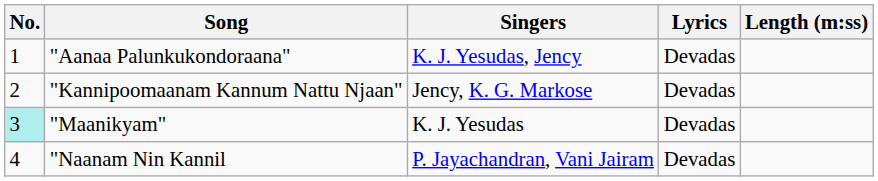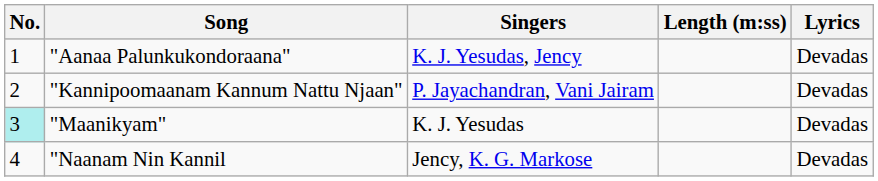columns swapped: (699, 21) <-> (807, 21)
(502, 90) Jency, K. G. Markose -> (533, 90) P. Jayachandran, Vani Jairam
(533, 159) P. Jayachandran, Vani Jairam -> (502, 159) Jency, K. G. Markose
